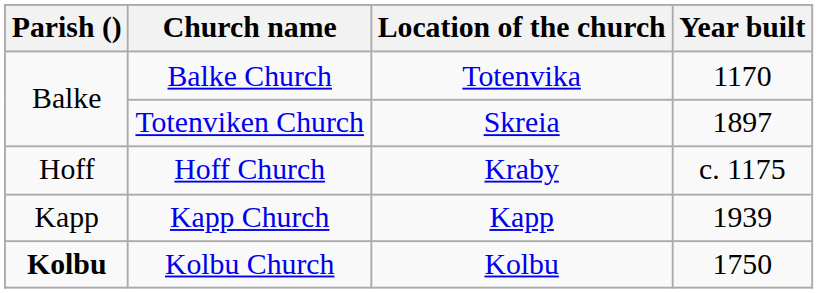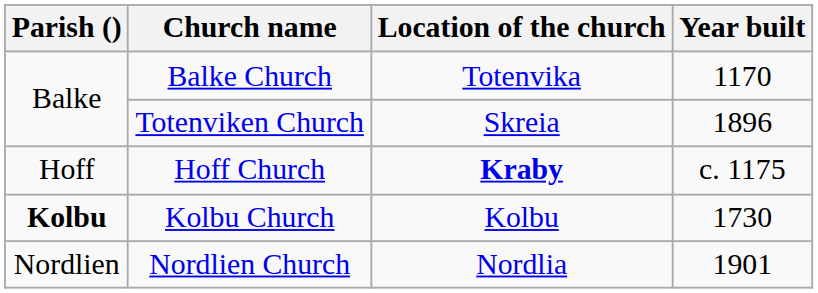(742, 122) 1897 -> (742, 122) 1896
(522, 169) normal -> (522, 169) bold
- row: (250, 216)
(742, 264) 1750 -> (742, 216) 1730
+ row: (250, 264)
